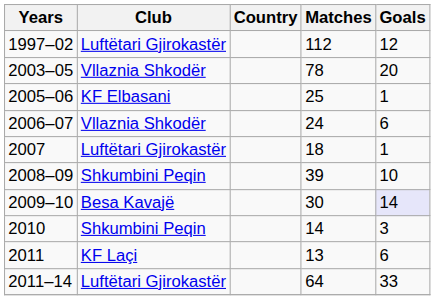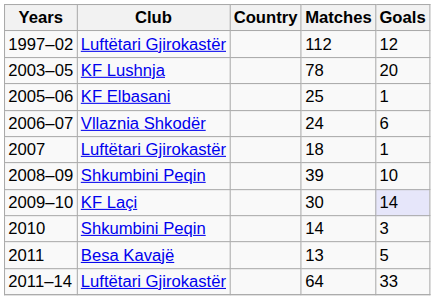(143, 70) Vllaznia Shkodër -> (123, 70) KF Lushnja
(128, 202) Besa Kavajë -> (109, 202) KF Laçi
(109, 255) KF Laçi -> (128, 255) Besa Kavajë
(384, 255) 6 -> (384, 255) 5
